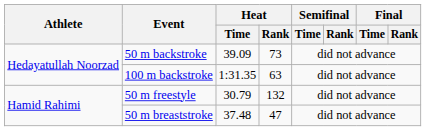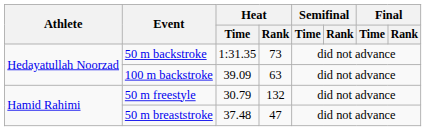(237, 54) 39.09 -> (237, 54) 1:31.35
(237, 75) 1:31.35 -> (237, 75) 39.09
